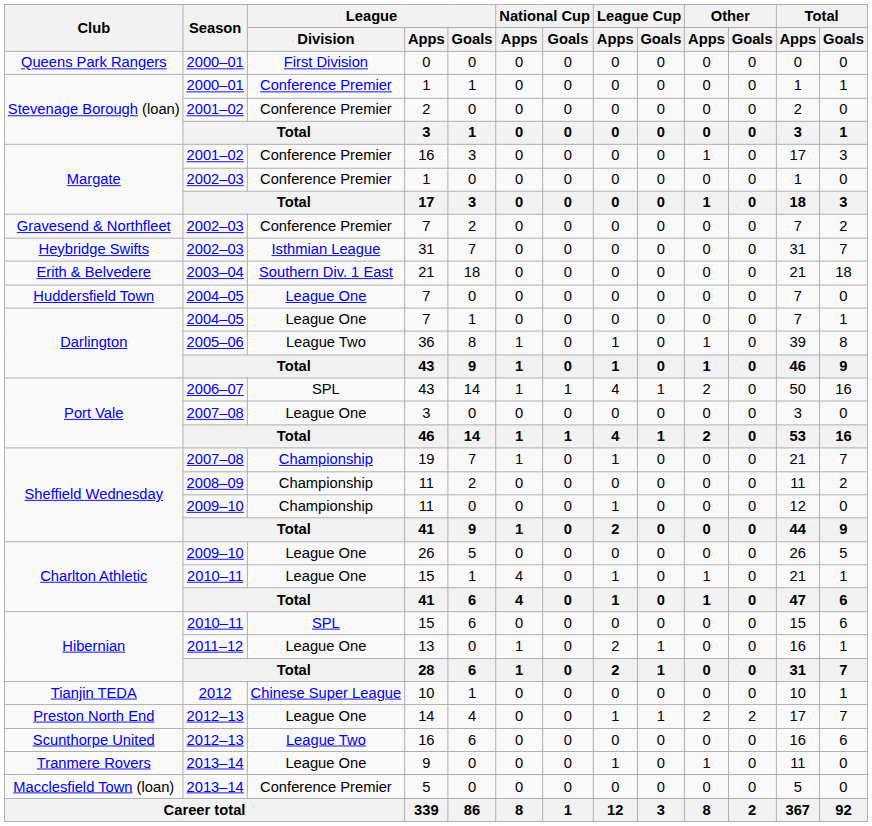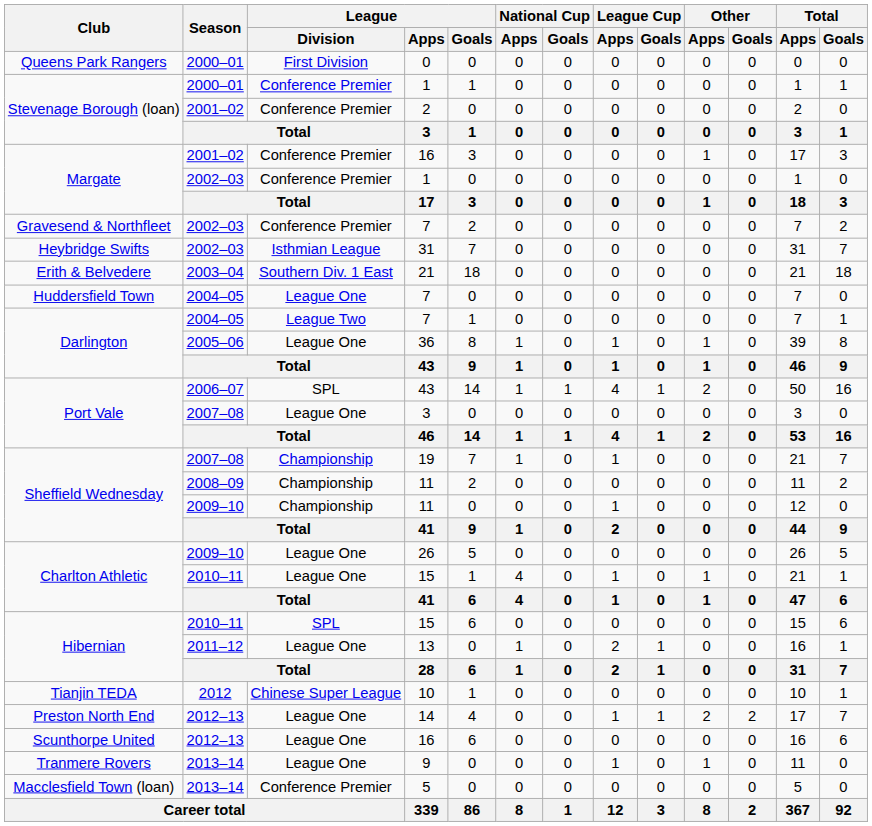(326, 319) League One -> (326, 319) League Two
(326, 343) League Two -> (326, 343) League One
(326, 739) League Two -> (326, 739) League One
